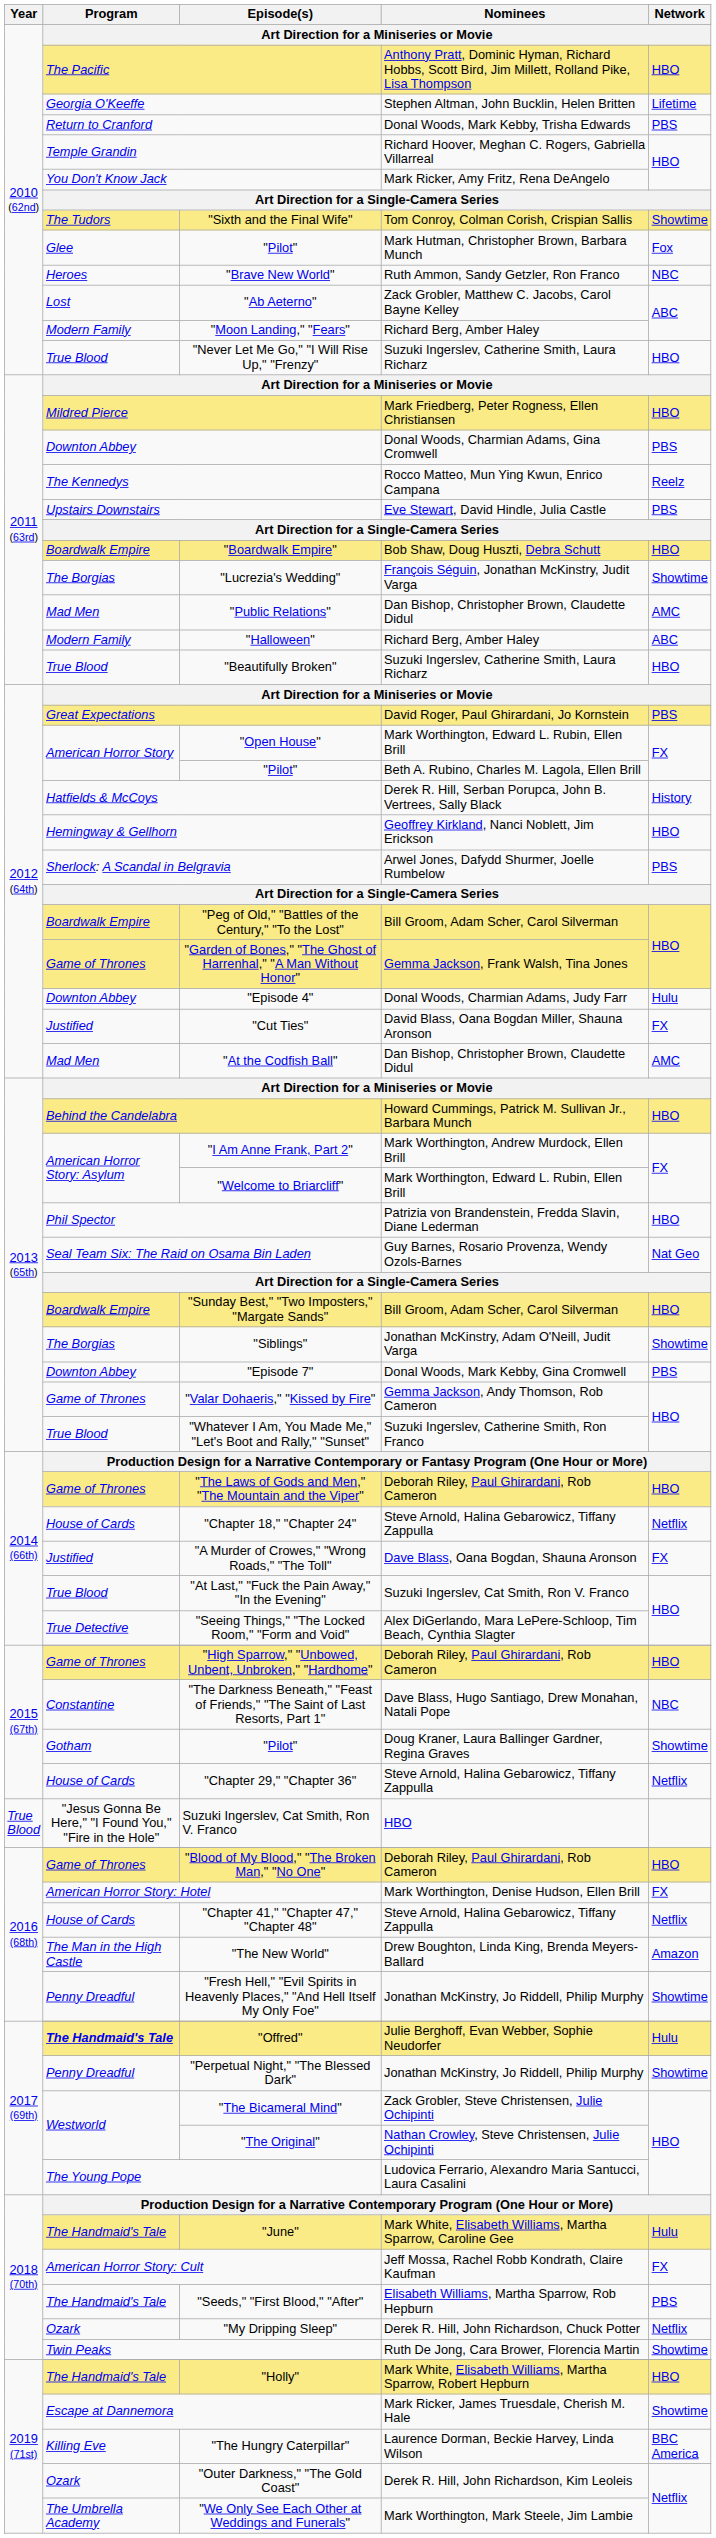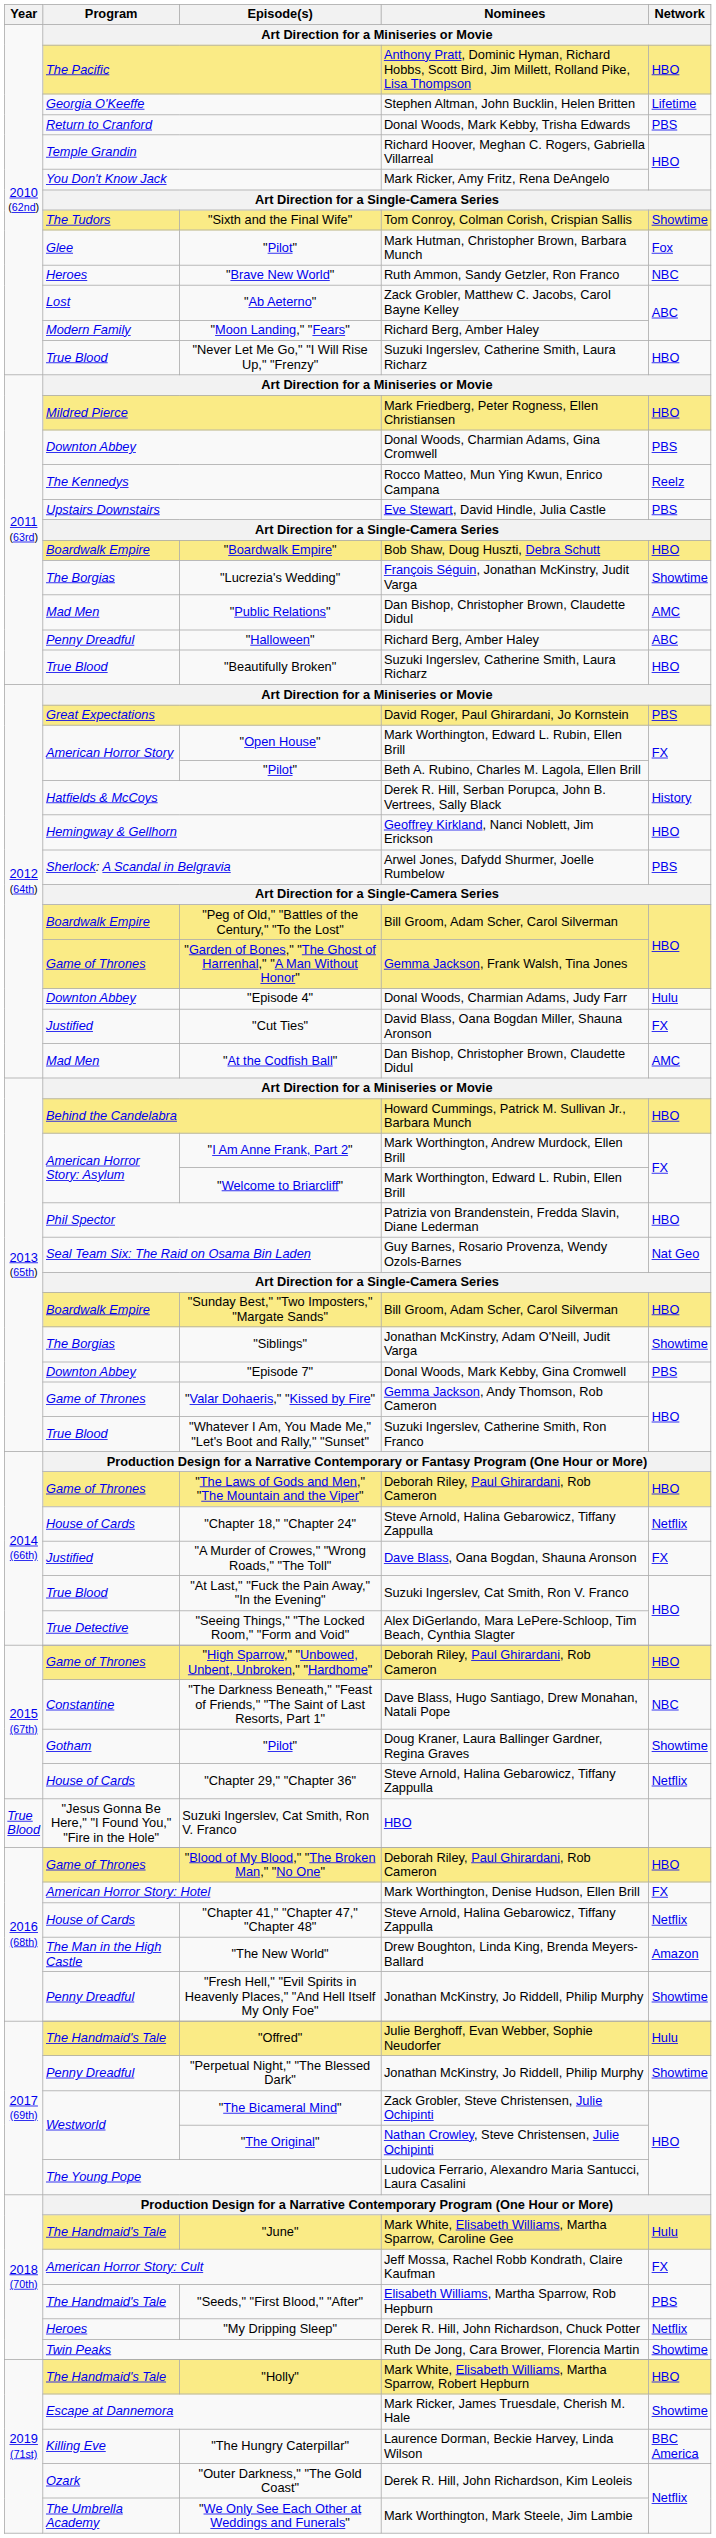(88, 639) Modern Family -> (90, 639) Penny Dreadful
(110, 2038) bold -> (106, 2038) normal
(63, 2329) Ozark -> (67, 2329) Heroes
